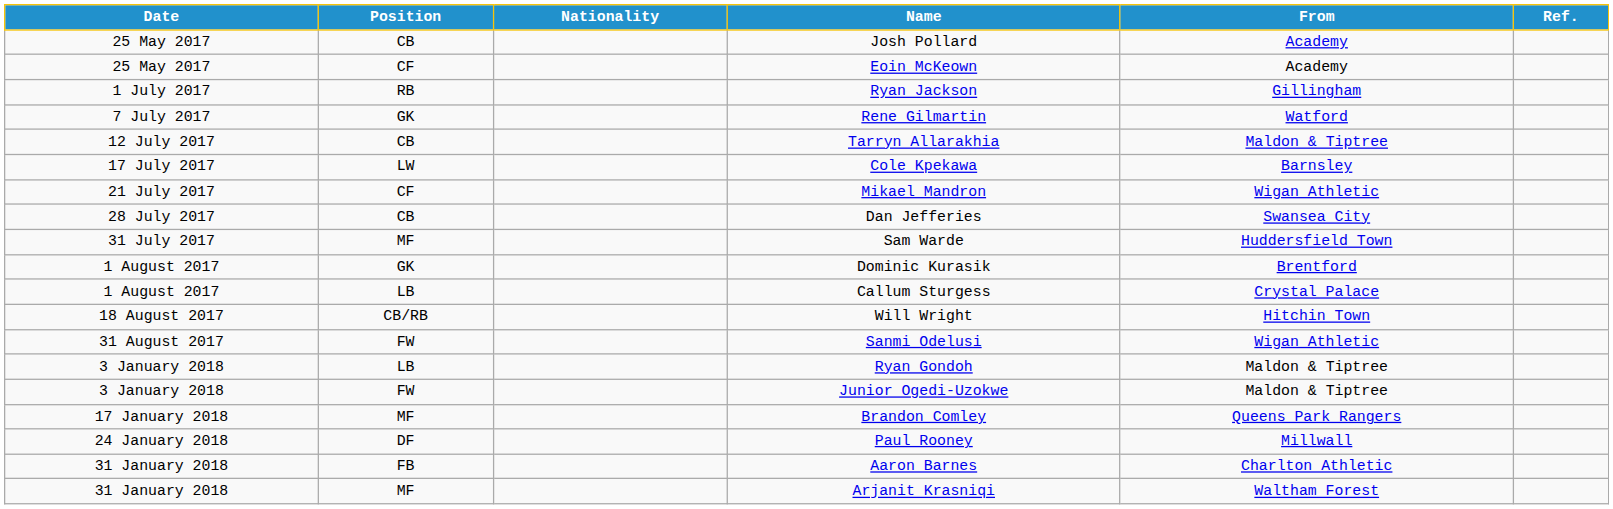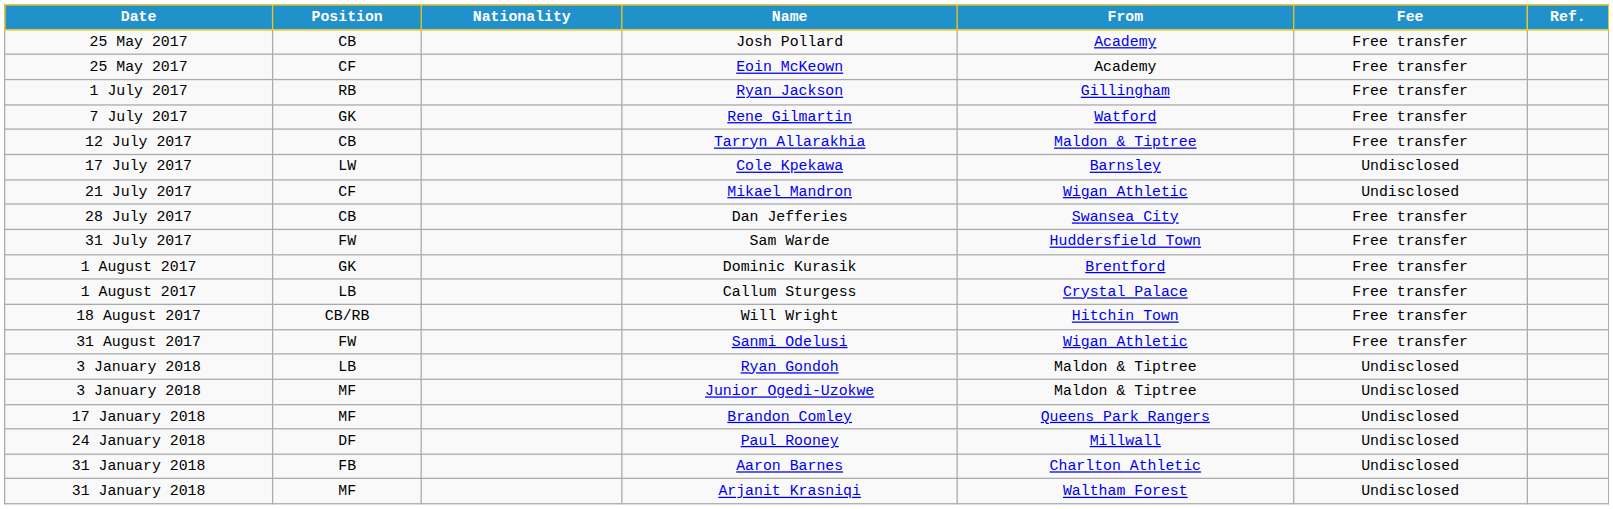+ column: (1410, 17)
(406, 241) MF -> (347, 241) FW
(406, 391) FW -> (347, 391) MF
